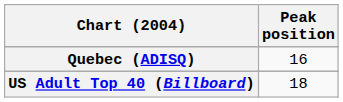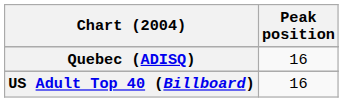(298, 84) 18 -> (298, 84) 16
